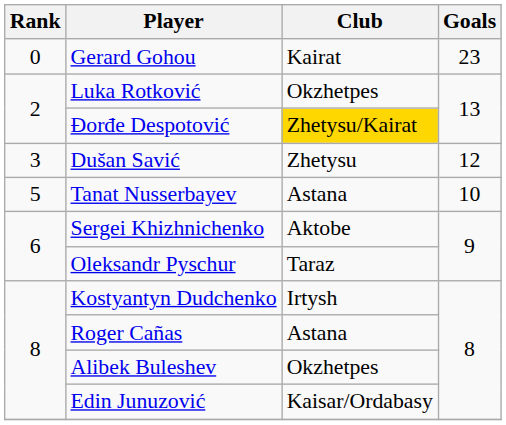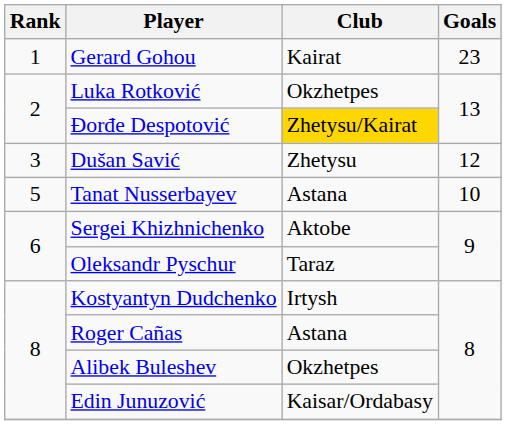(35, 56) 0 -> (35, 56) 1
